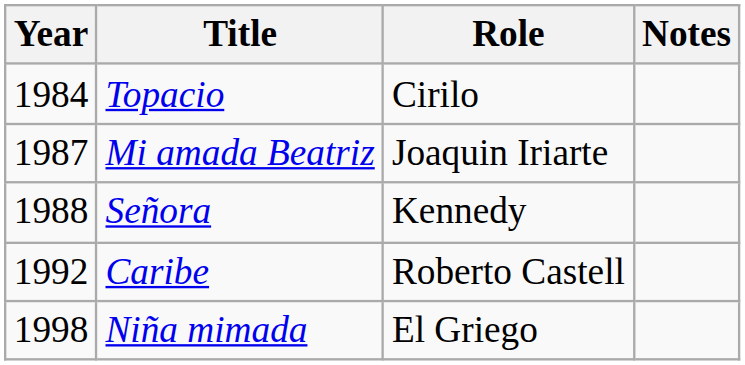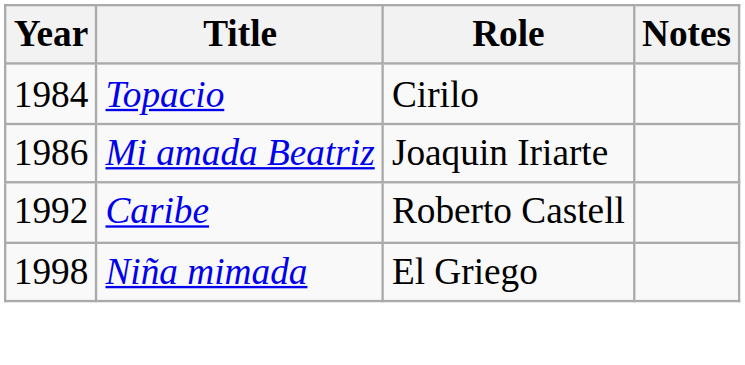(51, 152) 1987 -> (51, 152) 1986
- row: (158, 211)
